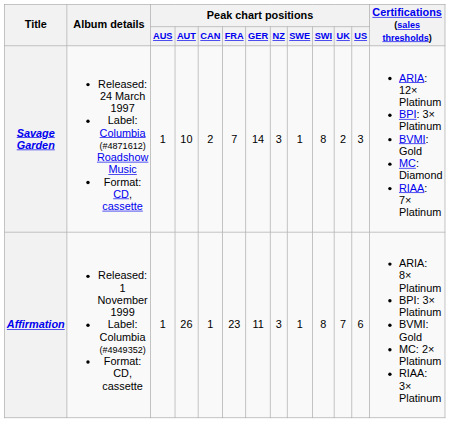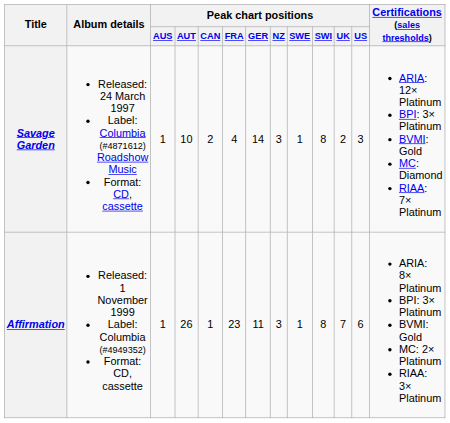(234, 139) 7 -> (234, 139) 4
